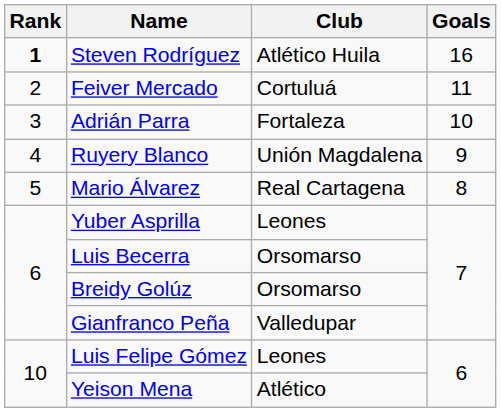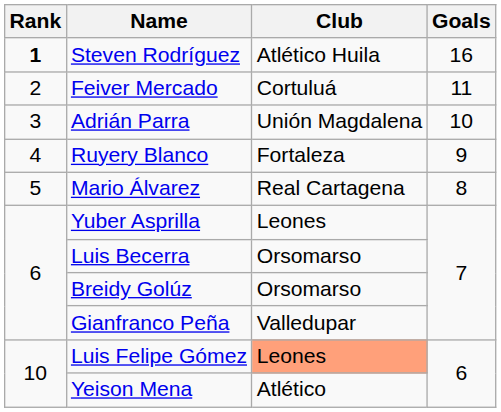(301, 121) Fortaleza -> (339, 121) Unión Magdalena
(339, 155) Unión Magdalena -> (301, 155) Fortaleza
(291, 356) no background -> (291, 356) lightsalmon background
